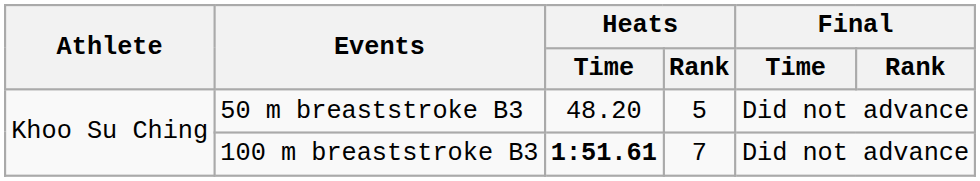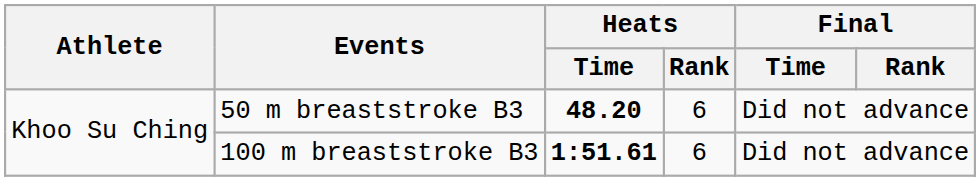(604, 111) normal -> (604, 111) bold
(699, 111) 5 -> (699, 111) 6
(699, 153) 7 -> (699, 153) 6
